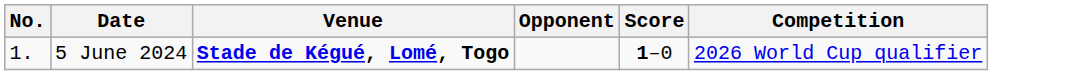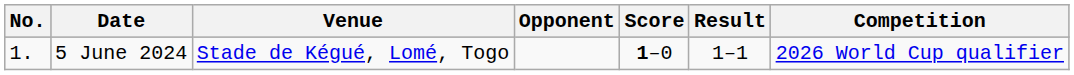+ column: (730, 21)
(353, 54) bold -> (353, 54) normal
